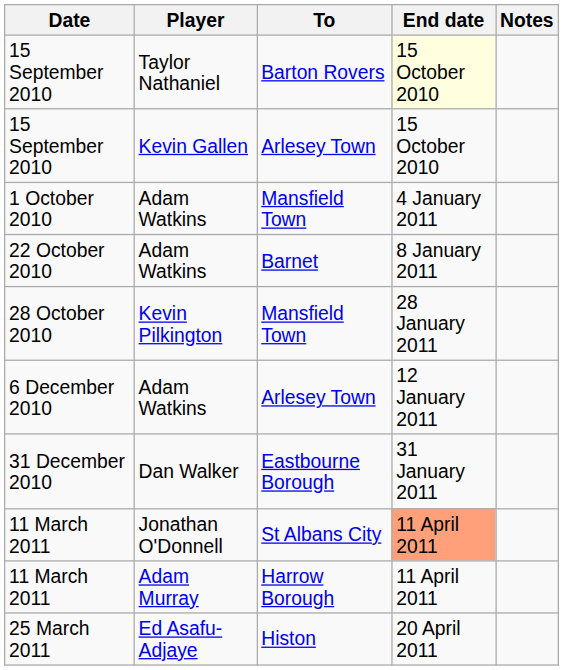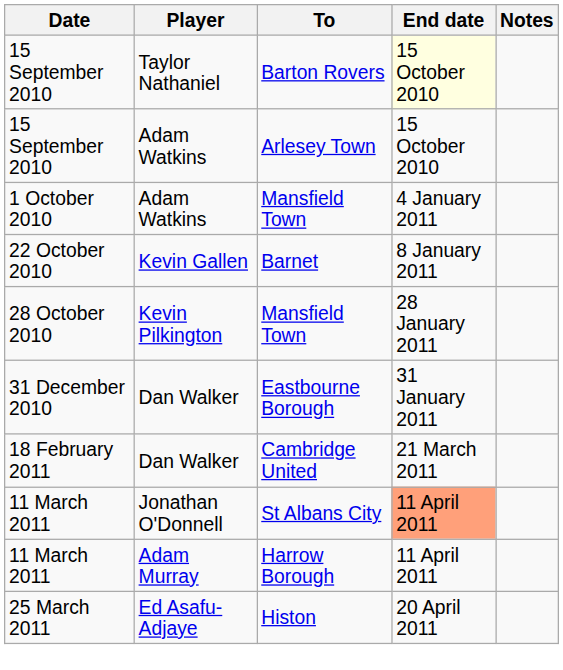(193, 146) Kevin Gallen -> (173, 146) Adam Watkins
(173, 261) Adam Watkins -> (193, 261) Kevin Gallen
- row: (62, 398)
+ row: (61, 461)
